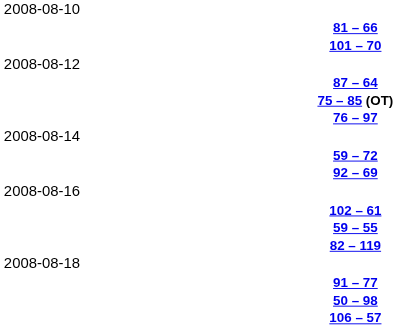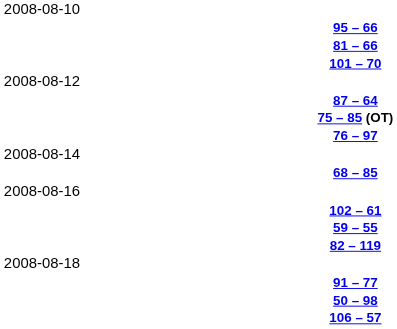+ row: (149, 28)
- row: (149, 155)
+ row: (149, 173)
- row: (149, 173)
